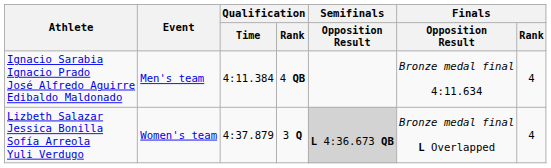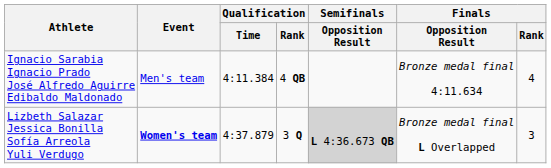(179, 135) normal -> (179, 135) bold
(532, 135) 4 -> (532, 135) 3
